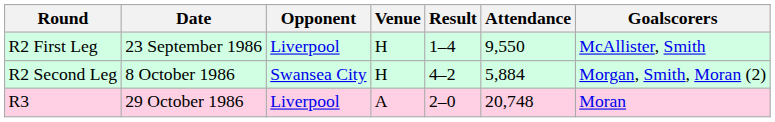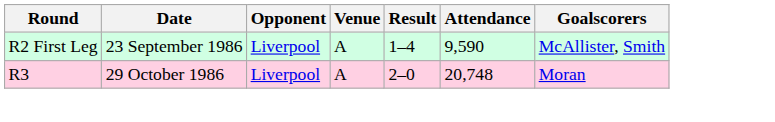(381, 46) H -> (340, 46) A
(505, 46) 9,550 -> (464, 46) 9,590
- row: (63, 74)
